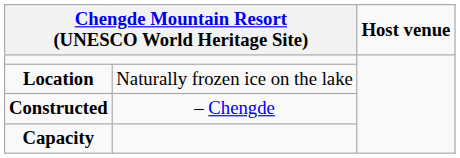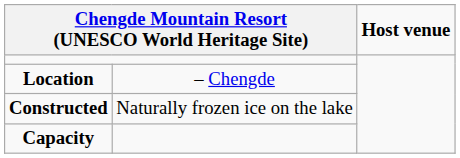(235, 78) Naturally frozen ice on the lake -> (235, 78) – Chengde
(235, 108) – Chengde -> (235, 108) Naturally frozen ice on the lake
